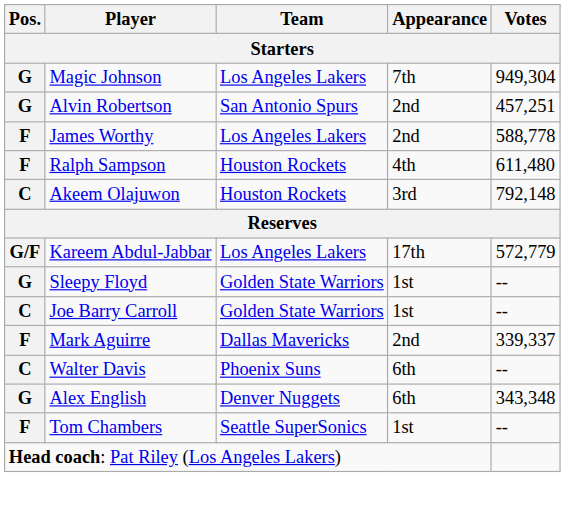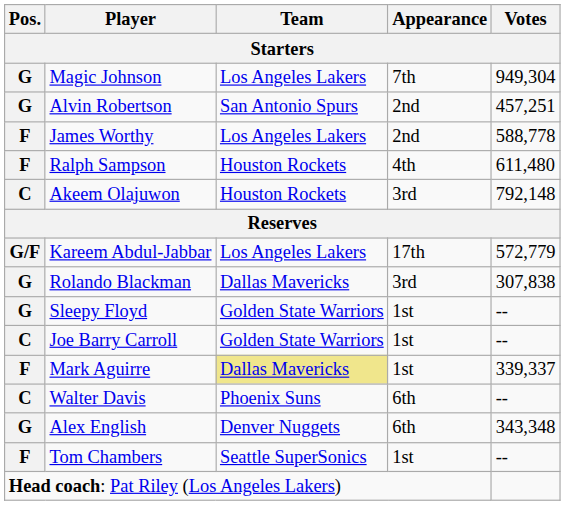+ row: (120, 281)
(285, 340) no background -> (285, 369) khaki background
(406, 340) 2nd -> (403, 369) 1st
